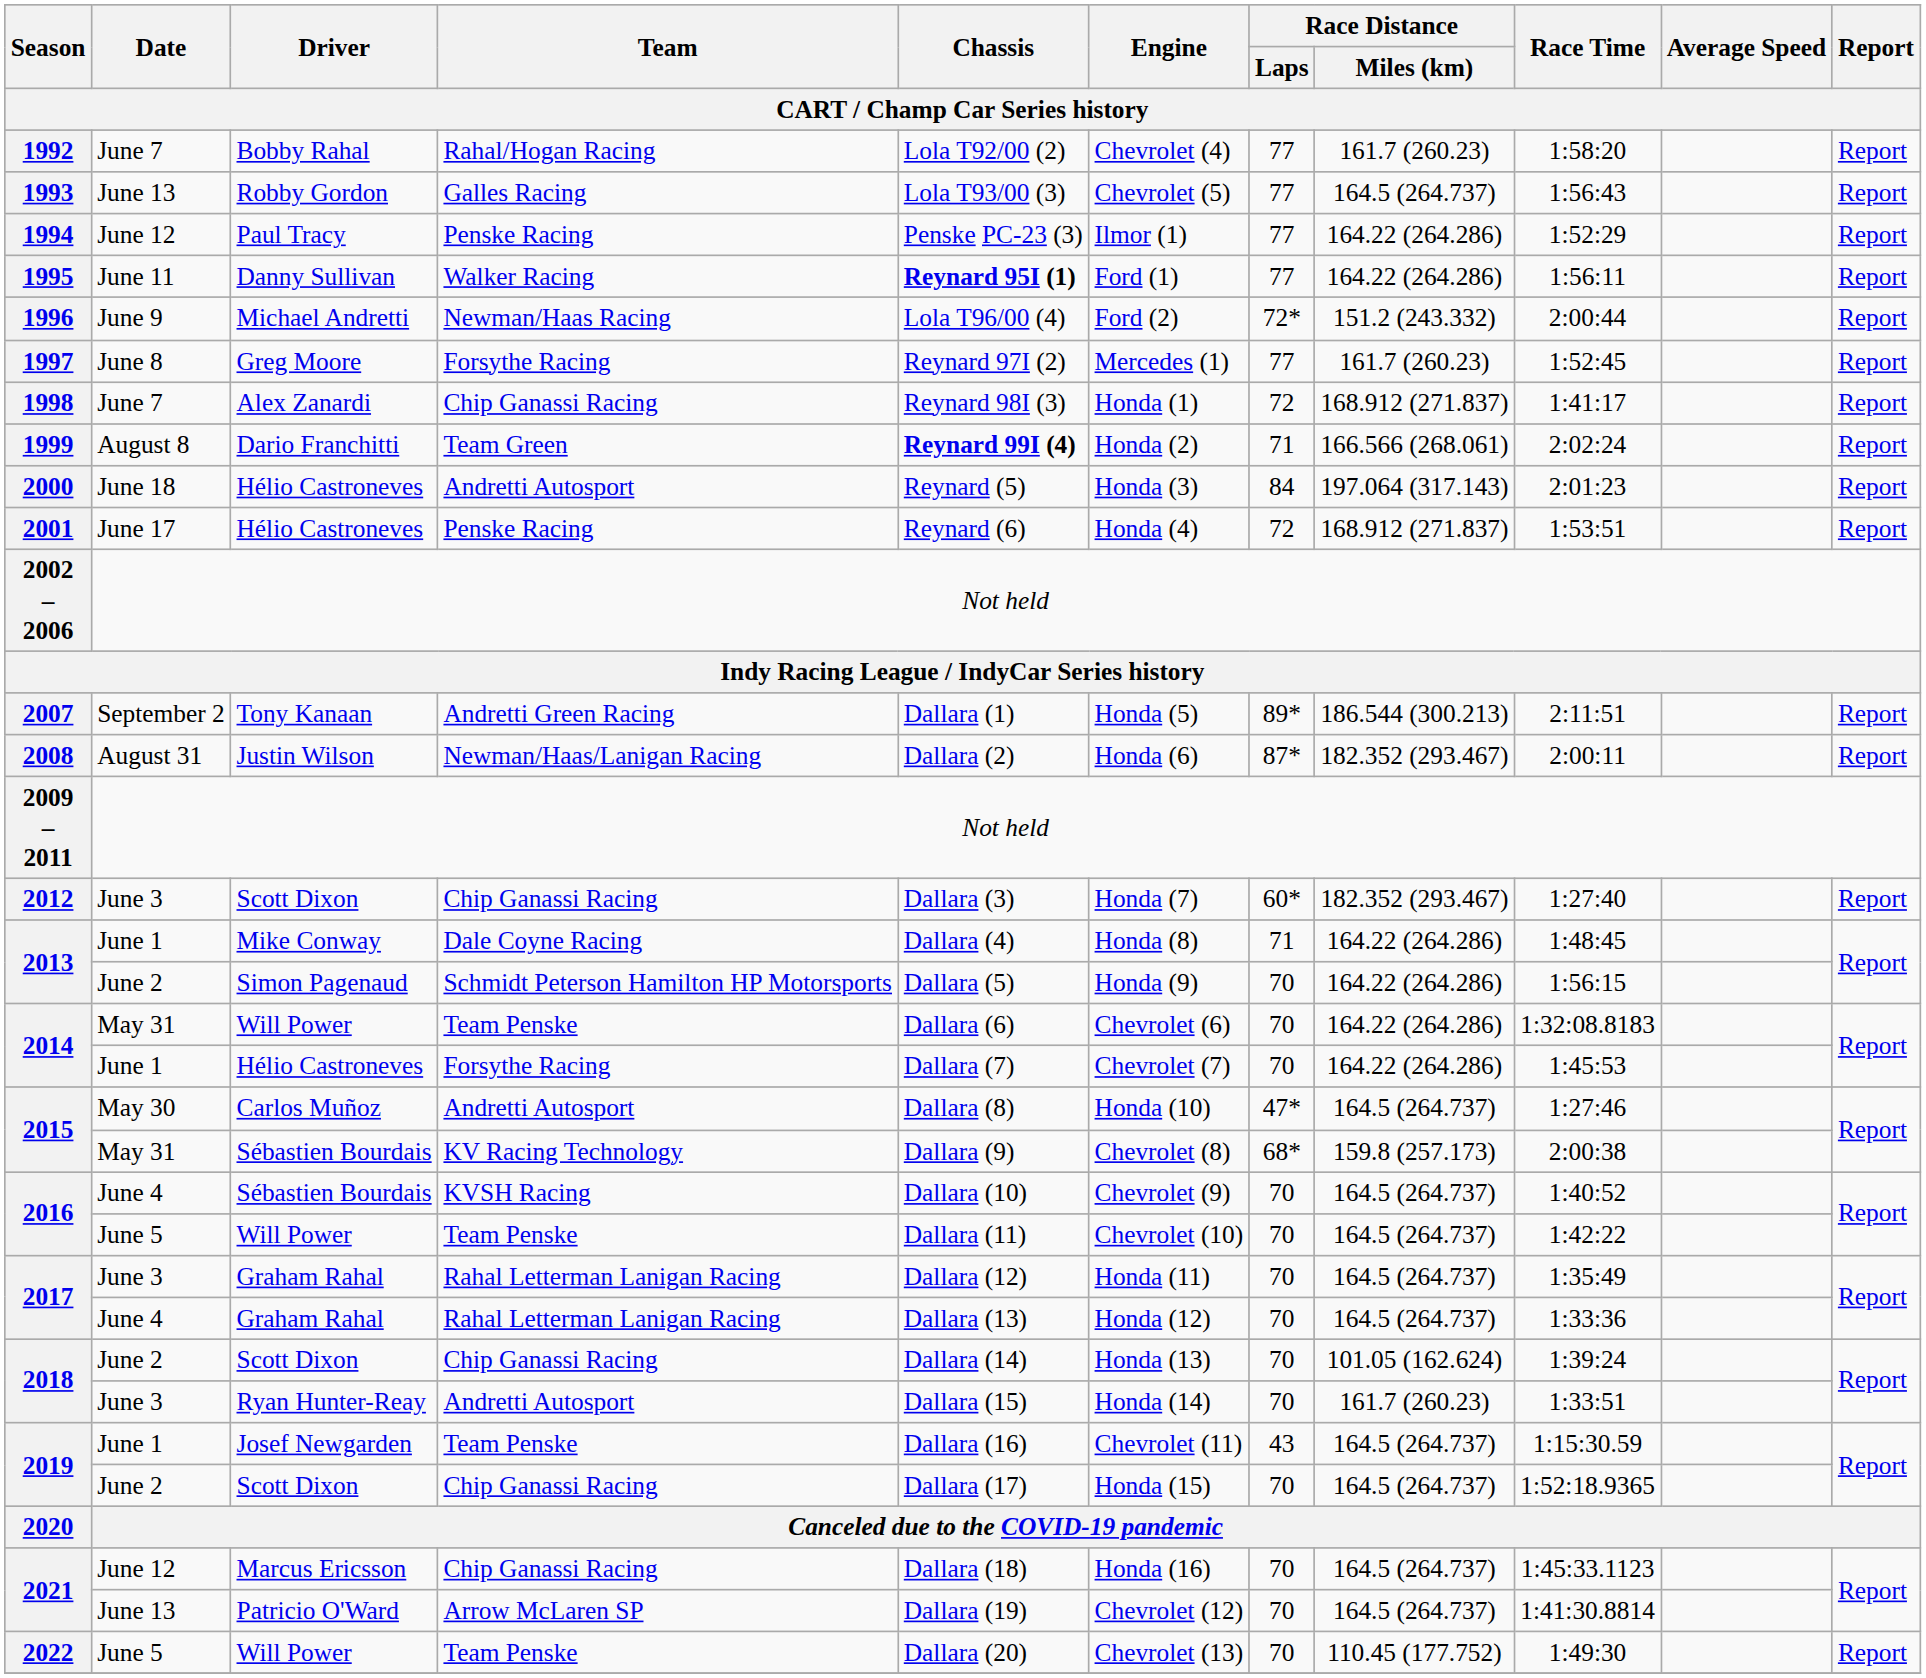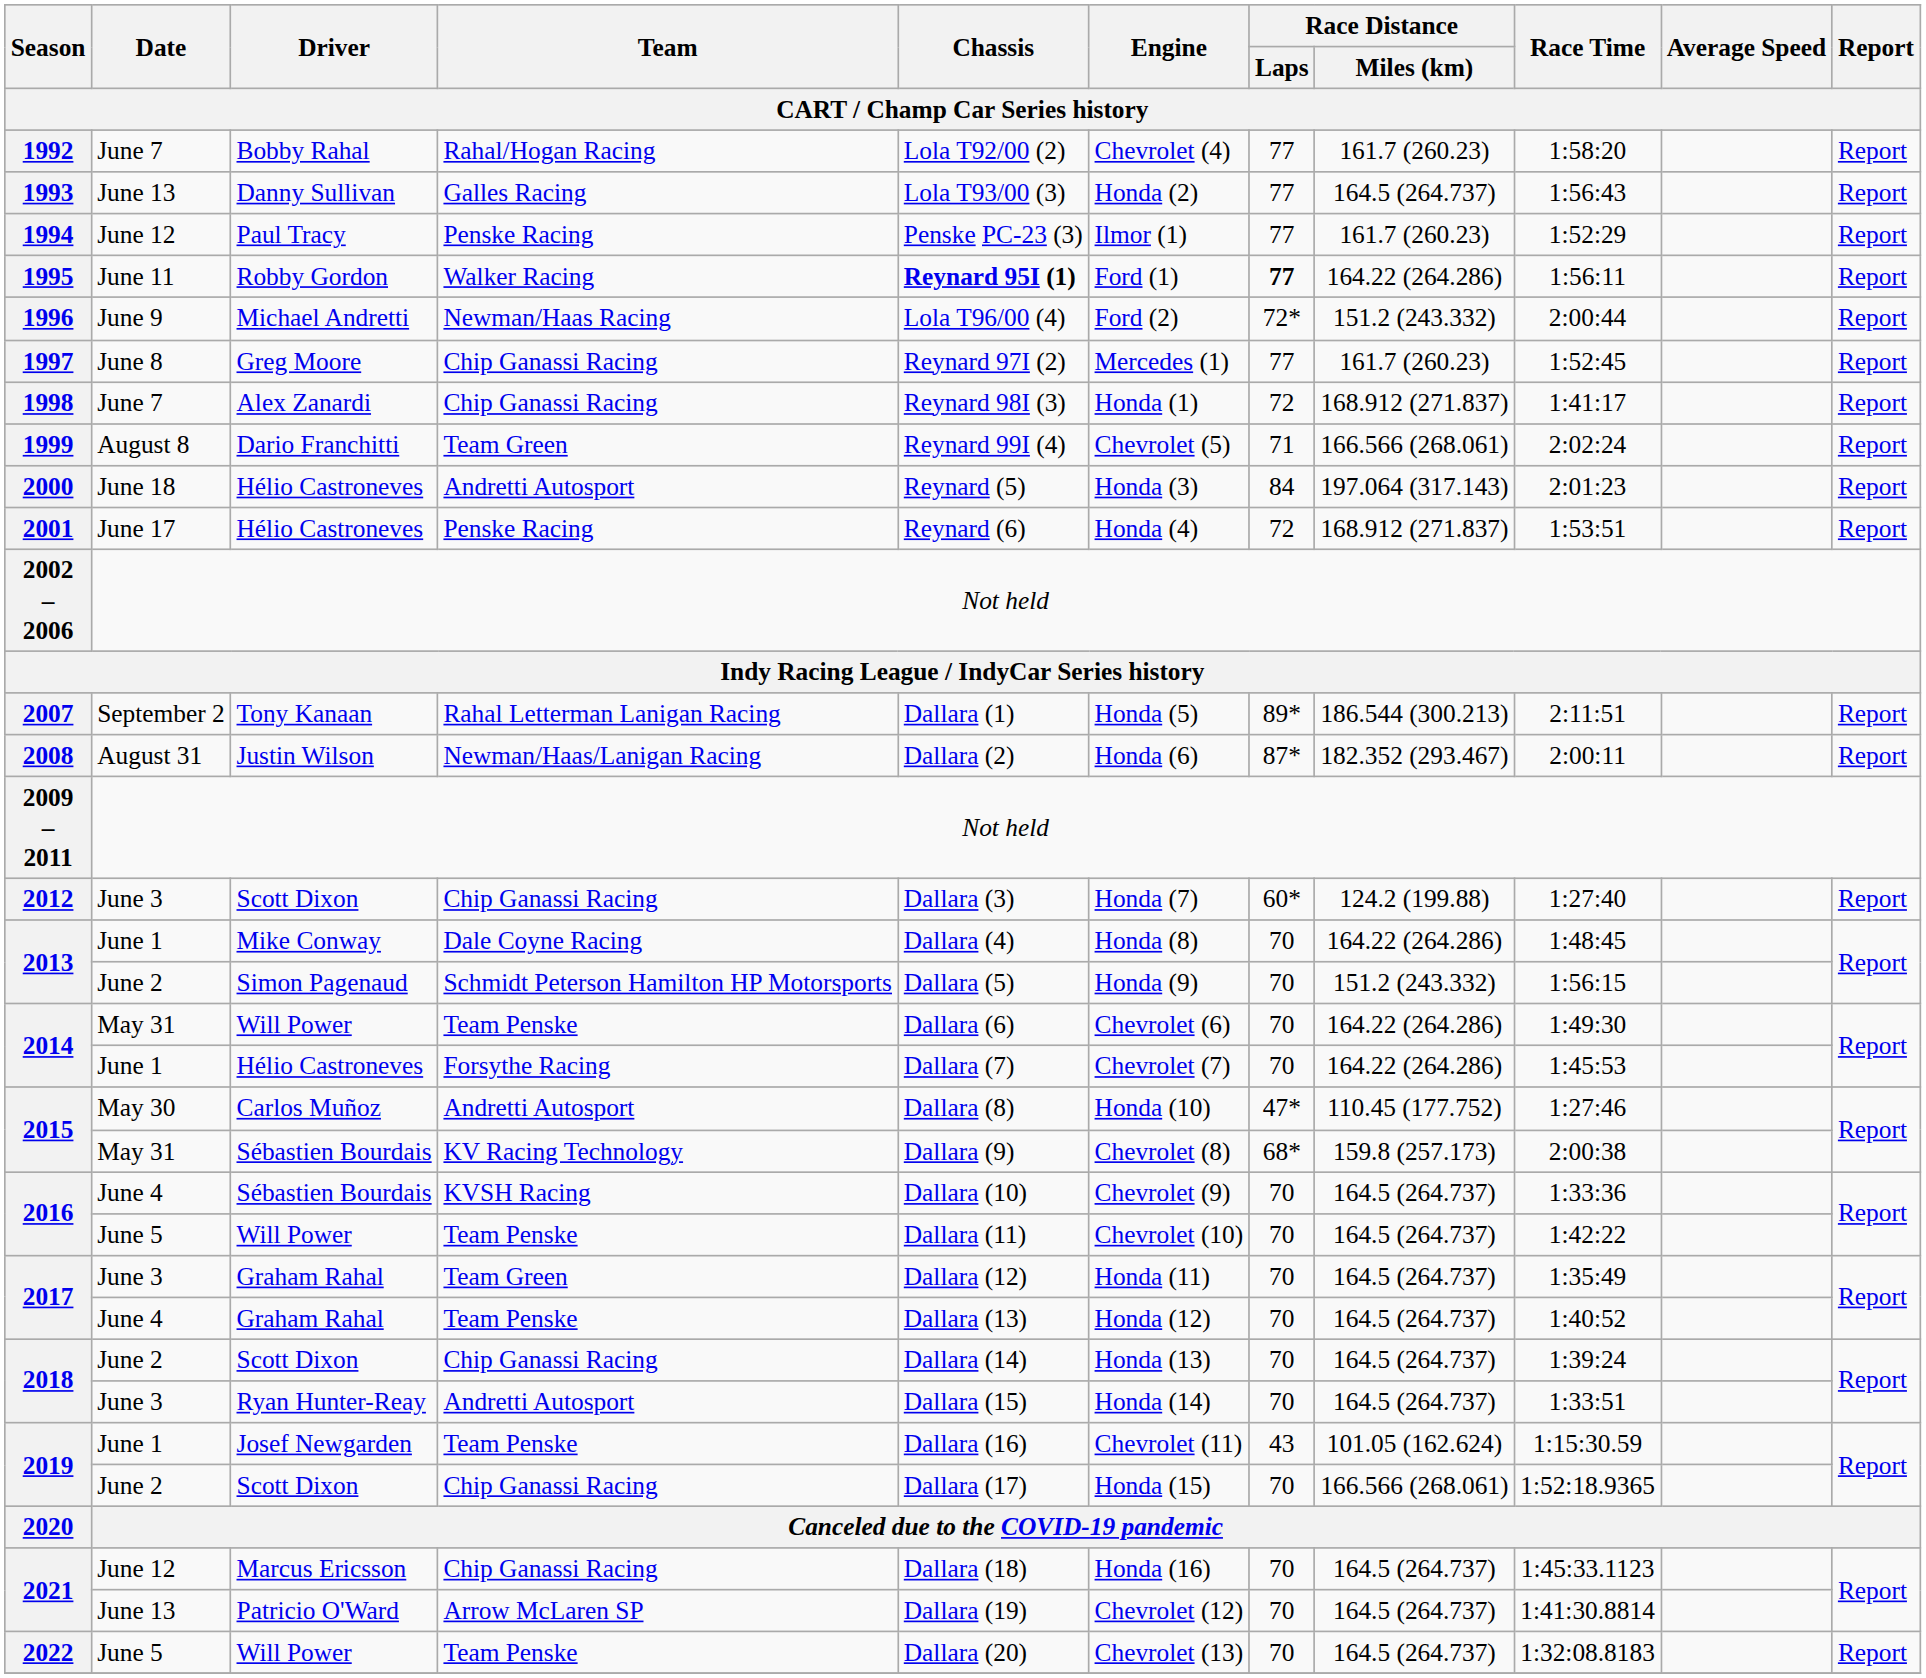(312, 193) Robby Gordon -> (316, 193) Danny Sullivan
(1163, 193) Chevrolet (5) -> (1146, 193) Honda (2)
(1414, 234) 164.22 (264.286) -> (1414, 234) 161.7 (260.23)
(316, 276) Danny Sullivan -> (312, 276) Robby Gordon
(1282, 276) normal -> (1282, 276) bold
(527, 360) Forsythe Racing -> (551, 360) Chip Ganassi Racing
(990, 444) bold -> (985, 444) normal
(1146, 444) Honda (2) -> (1163, 444) Chevrolet (5)
(559, 713) Andretti Green Racing -> (612, 713) Rahal Letterman Lanigan Racing
(1414, 899) 182.352 (293.467) -> (1414, 899) 124.2 (199.88)
(1282, 941) 71 -> (1282, 941) 70
(1414, 982) 164.22 (264.286) -> (1414, 982) 151.2 (243.332)
(1588, 1024) 1:32:08.8183 -> (1588, 1024) 1:49:30
(1414, 1108) 164.5 (264.737) -> (1414, 1108) 110.45 (177.752)
(1588, 1192) 1:40:52 -> (1588, 1192) 1:33:36
(612, 1275) Rahal Letterman Lanigan Racing -> (506, 1275) Team Green
(612, 1317) Rahal Letterman Lanigan Racing -> (511, 1317) Team Penske
(1588, 1317) 1:33:36 -> (1588, 1317) 1:40:52
(1414, 1359) 101.05 (162.624) -> (1414, 1359) 164.5 (264.737)
(1414, 1401) 161.7 (260.23) -> (1414, 1401) 164.5 (264.737)
(1414, 1443) 164.5 (264.737) -> (1414, 1443) 101.05 (162.624)
(1414, 1485) 164.5 (264.737) -> (1414, 1485) 166.566 (268.061)
(1414, 1652) 110.45 (177.752) -> (1414, 1652) 164.5 (264.737)
(1588, 1652) 1:49:30 -> (1588, 1652) 1:32:08.8183
